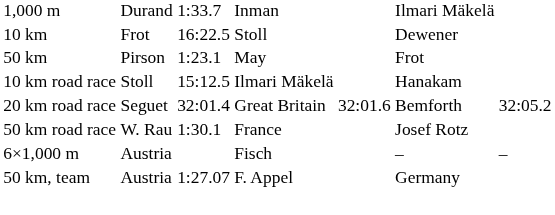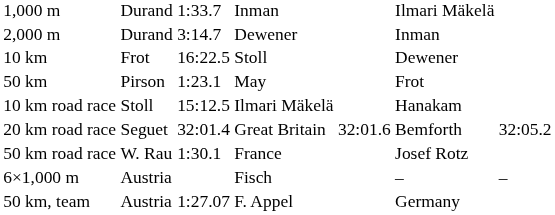+ row: (32, 34)
